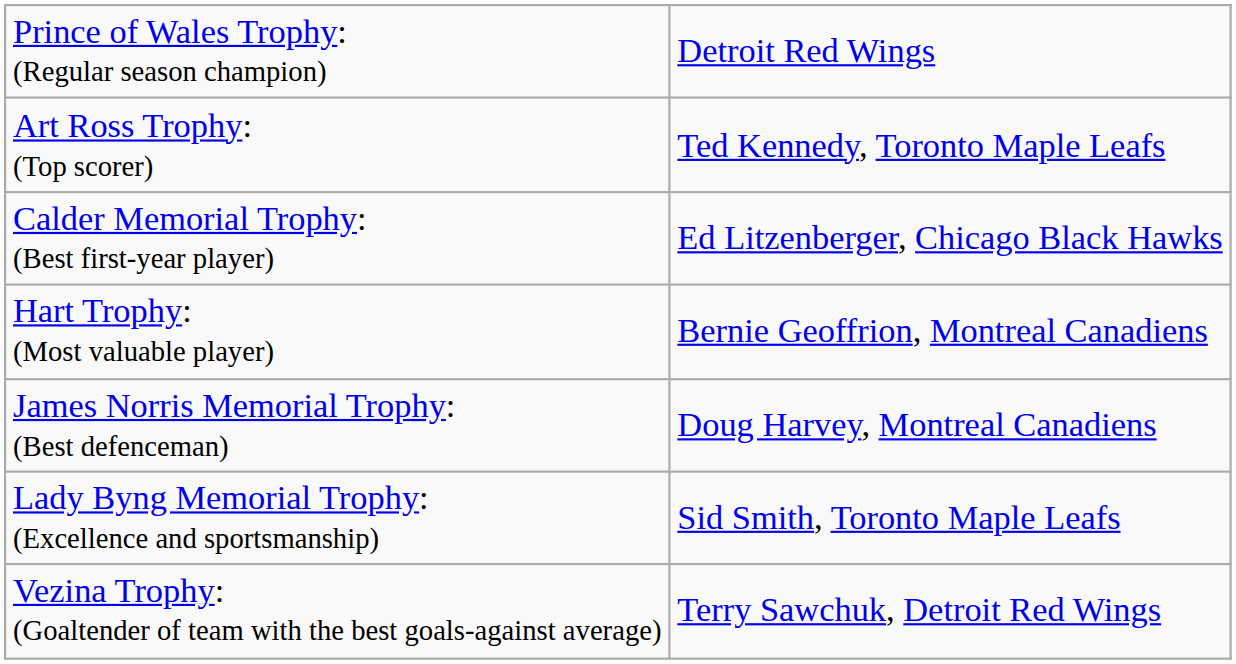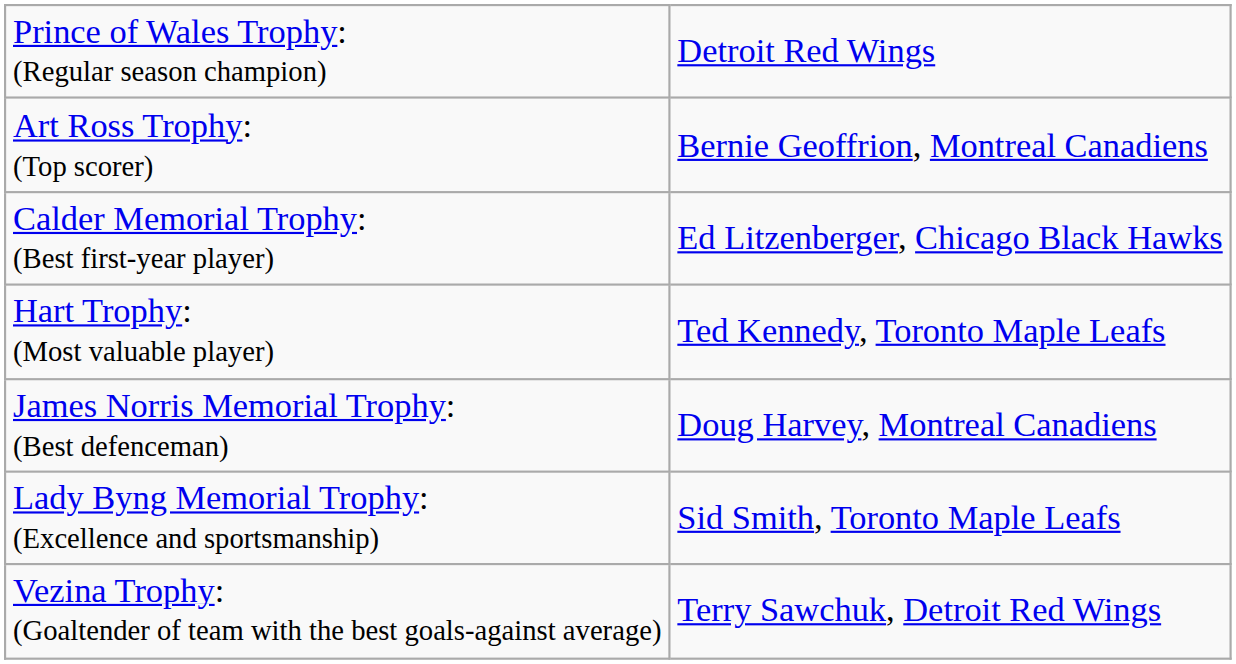(921, 144) Ted Kennedy, Toronto Maple Leafs -> (943, 144) Bernie Geoffrion, Montreal Canadiens
(943, 330) Bernie Geoffrion, Montreal Canadiens -> (921, 330) Ted Kennedy, Toronto Maple Leafs
